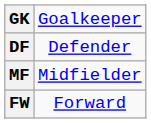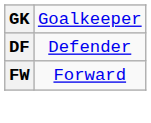- row: (19, 75)
